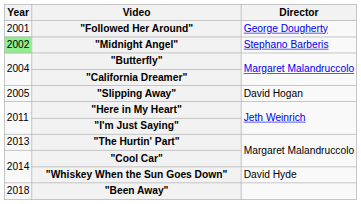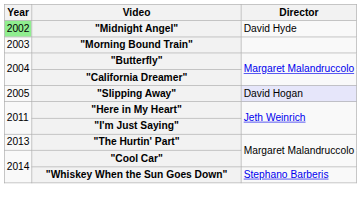- row: (137, 28)
(286, 45) Stephano Barberis -> (270, 28) David Hyde
+ row: (137, 45)
(273, 93) no background -> (273, 93) lavender background
(270, 175) David Hyde -> (286, 175) Stephano Barberis
- row: (137, 191)
